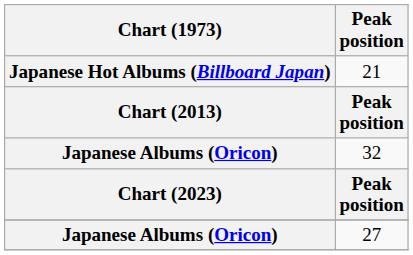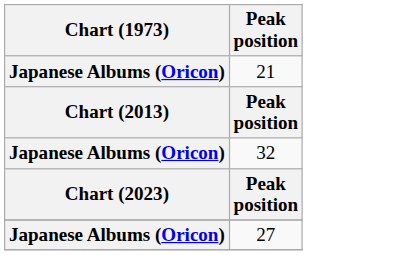(170, 71) Japanese Hot Albums (Billboard Japan) -> (117, 71) Japanese Albums (Oricon)
